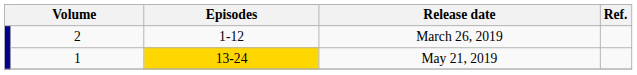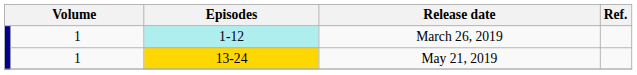(77, 36) 2 -> (77, 36) 1
(232, 36) no background -> (232, 36) paleturquoise background
